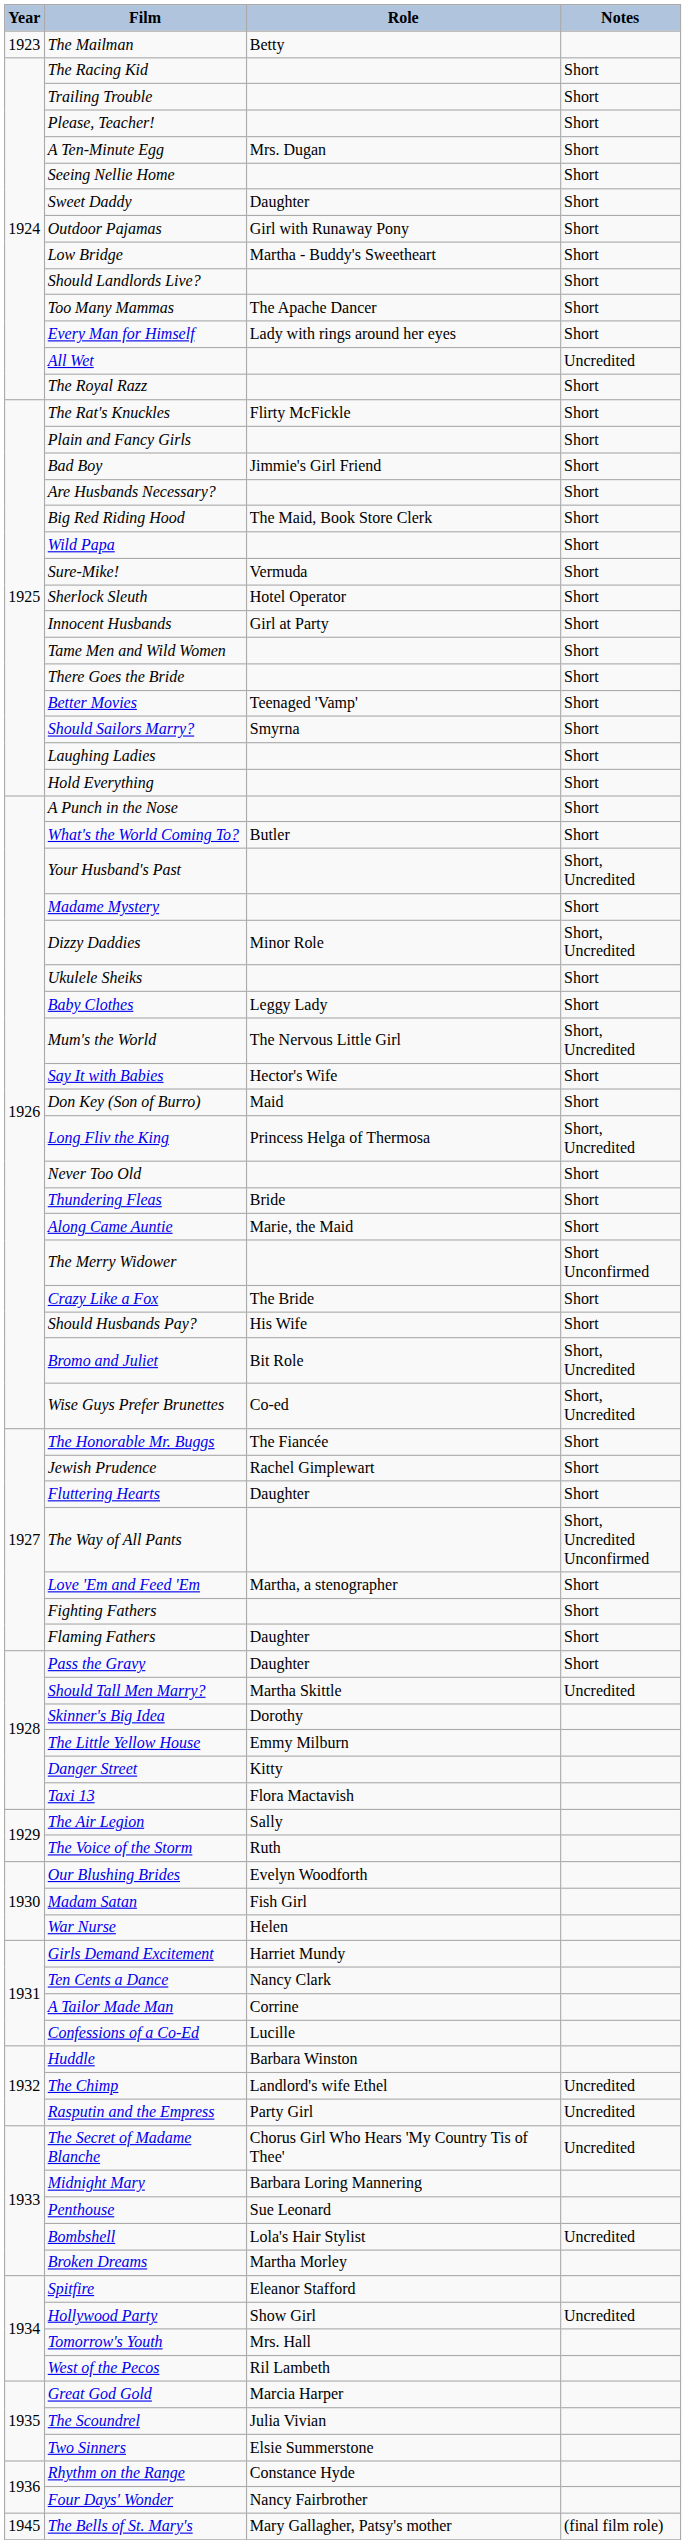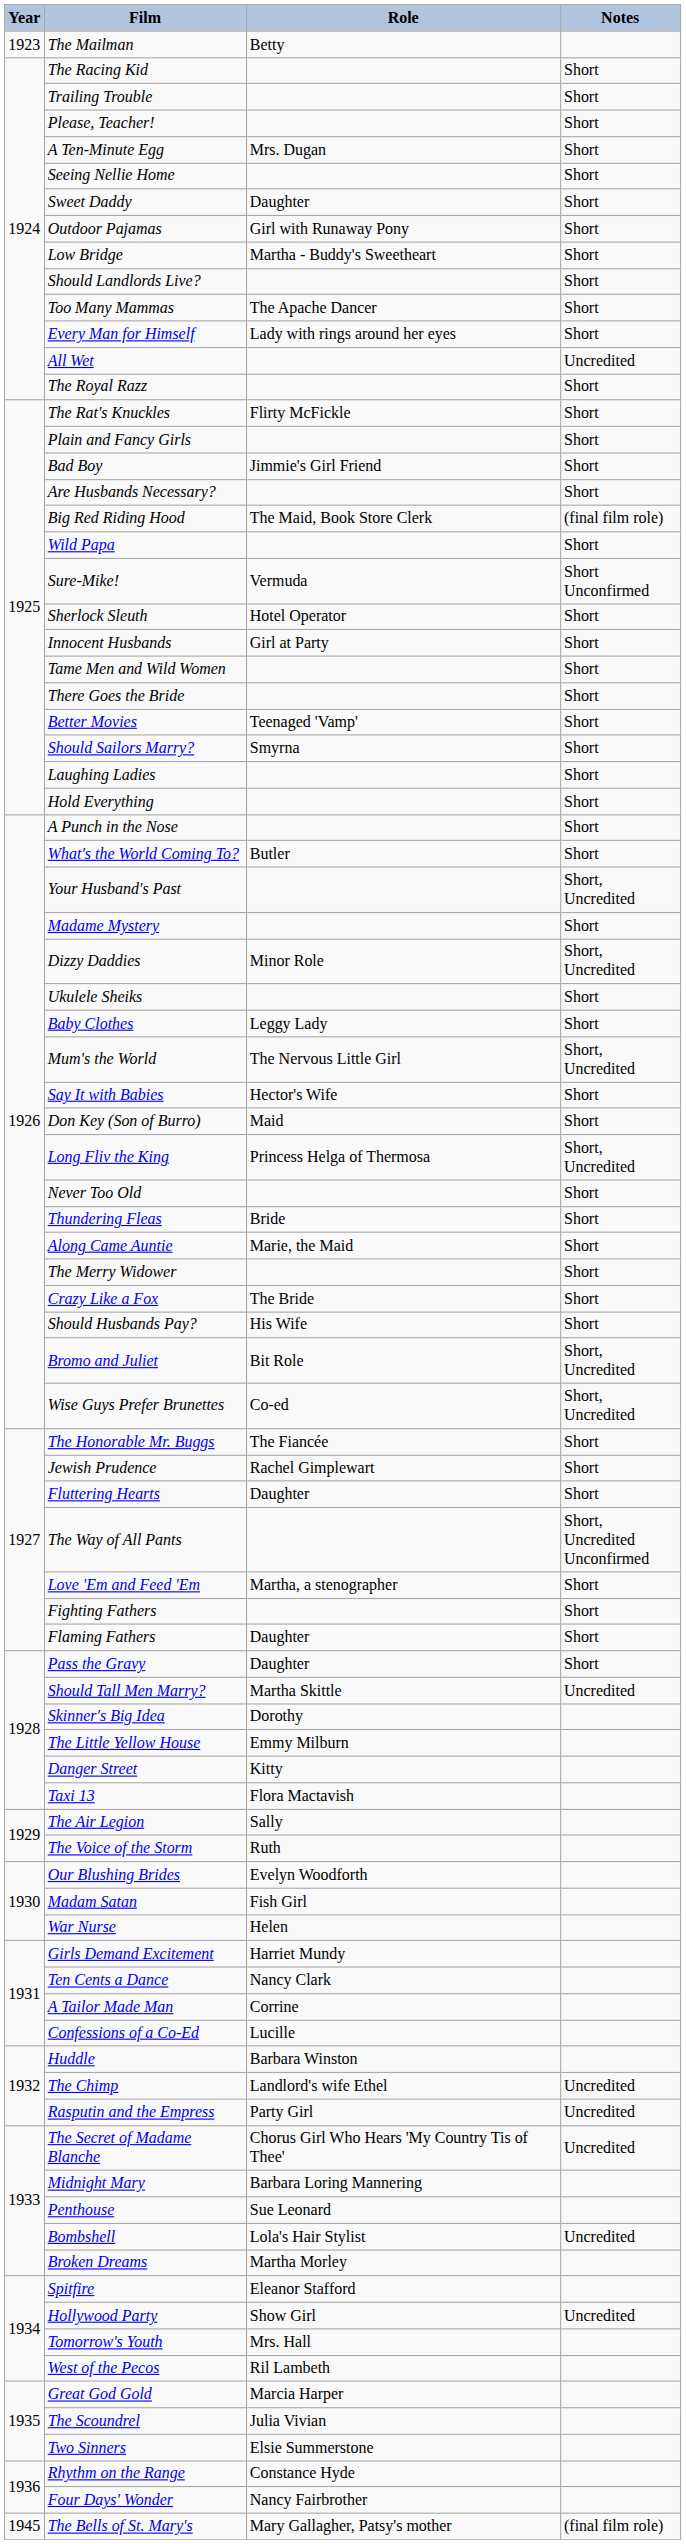(581, 518) Short -> (614, 518) (final film role)
(581, 571) Short -> (607, 581) Short Unconfirmed
(607, 1262) Short Unconfirmed -> (581, 1272) Short
